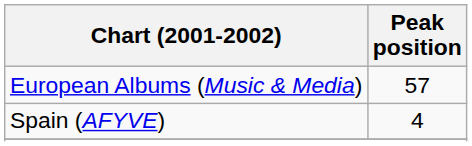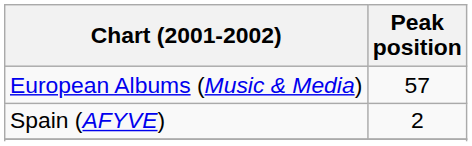(417, 120) 4 -> (417, 120) 2
